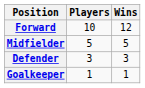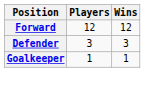(89, 28) 10 -> (89, 28) 12
- row: (36, 44)
